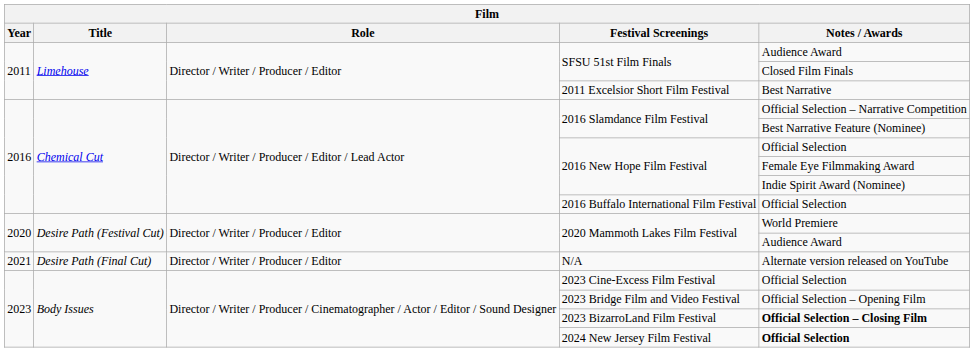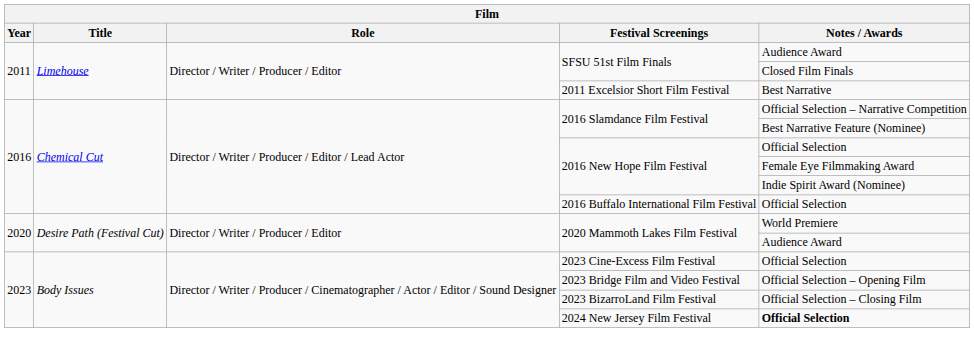- row: (19, 261)
(844, 318) bold -> (842, 299) normal
